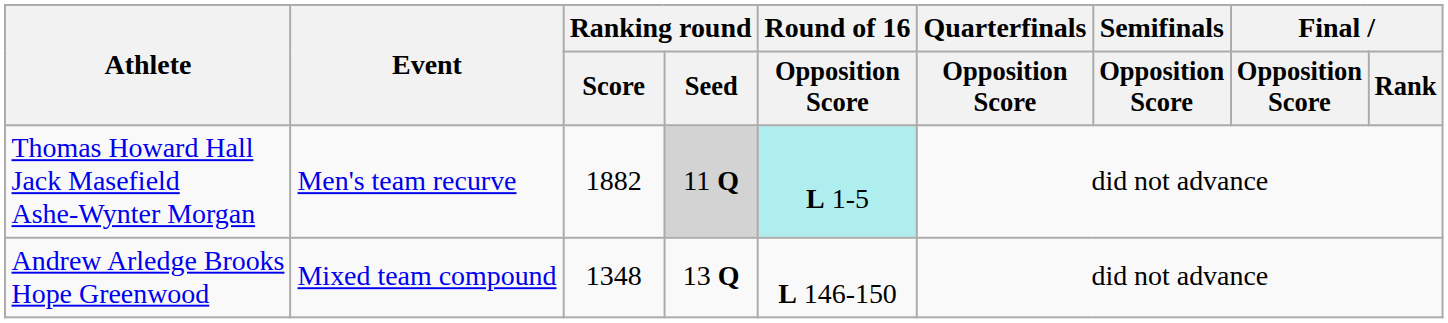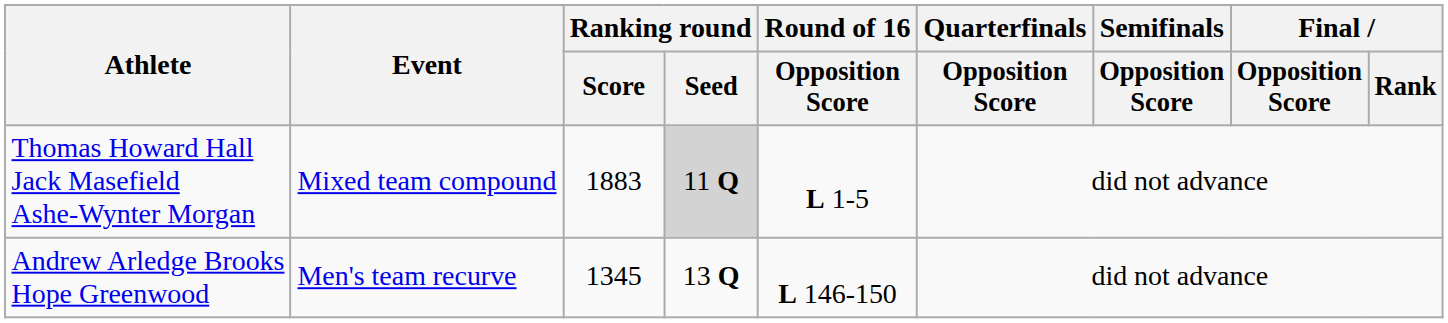(407, 181) Men's team recurve -> (427, 181) Mixed team compound
(614, 181) 1882 -> (614, 181) 1883
(837, 198) paleturquoise background -> (837, 198) no background
(427, 277) Mixed team compound -> (407, 277) Men's team recurve
(614, 277) 1348 -> (614, 277) 1345
